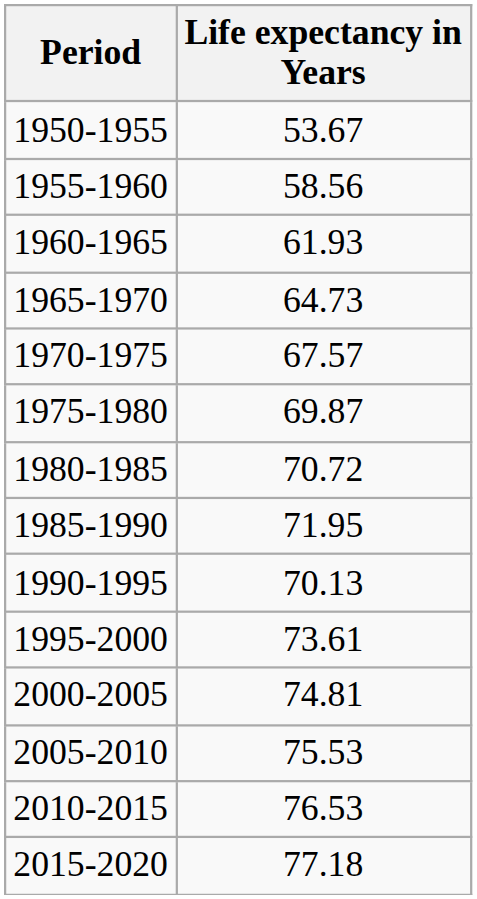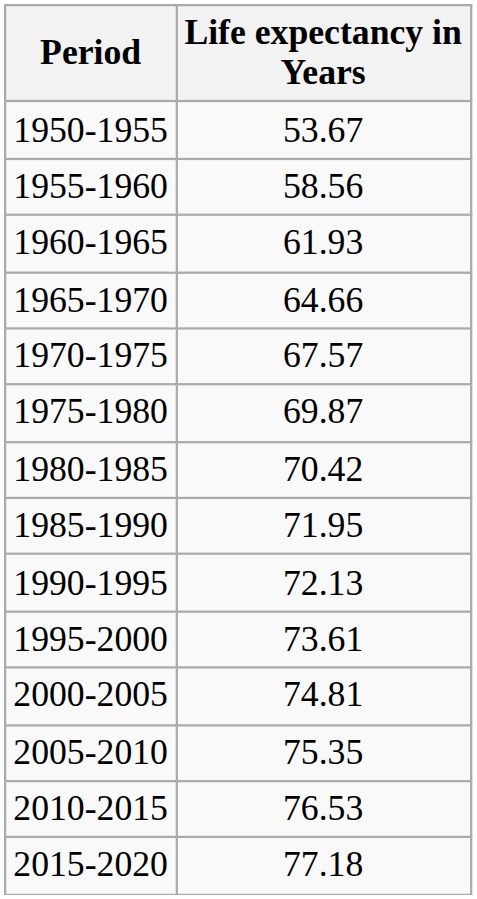(323, 299) 64.73 -> (323, 299) 64.66
(323, 469) 70.72 -> (323, 469) 70.42
(323, 582) 70.13 -> (323, 582) 72.13
(323, 751) 75.53 -> (323, 751) 75.35
